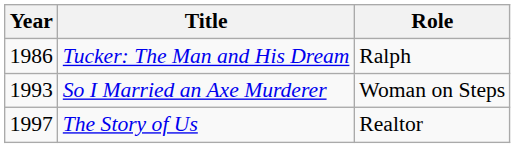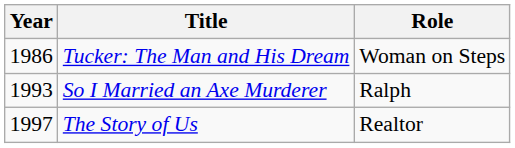(385, 55) Ralph -> (432, 55) Woman on Steps
(432, 90) Woman on Steps -> (385, 90) Ralph
